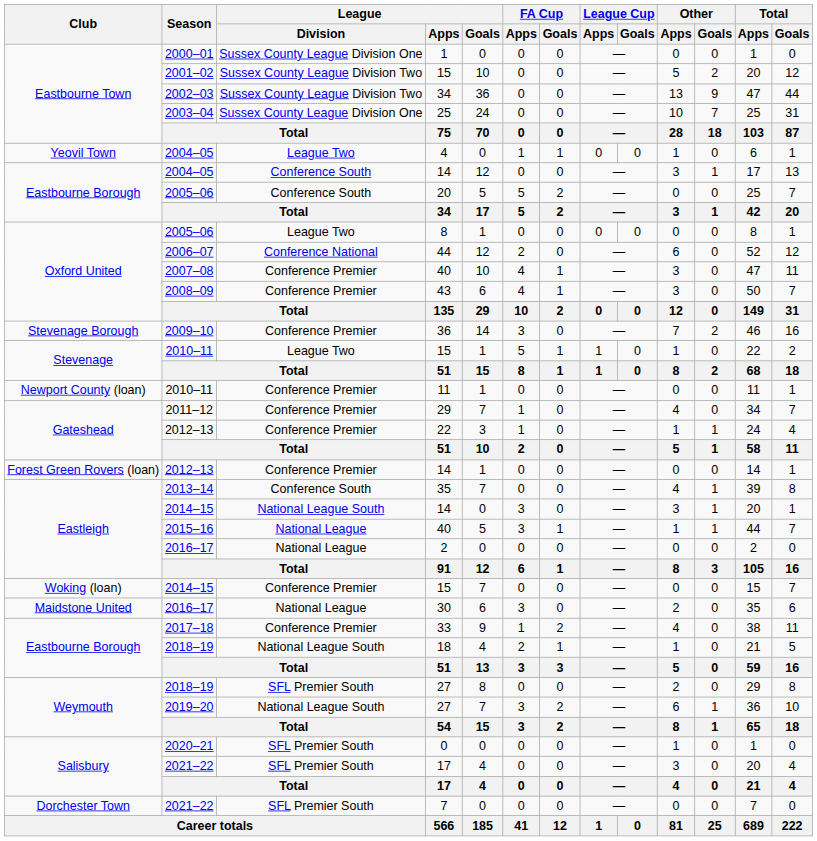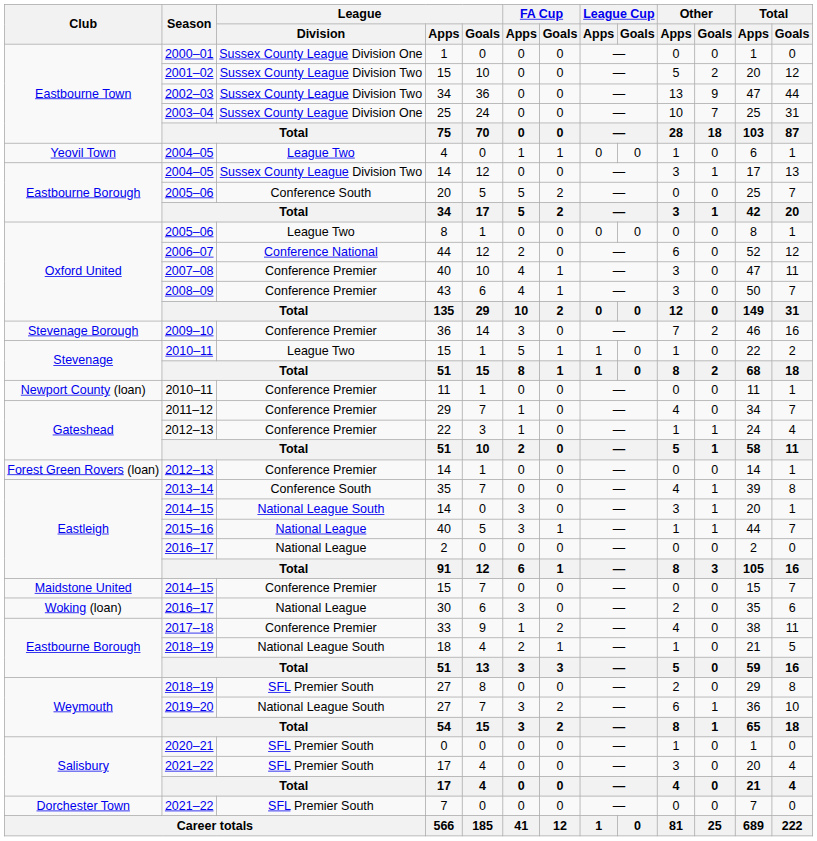(321, 172) Conference South -> (321, 172) Sussex County League Division Two
(83, 588) Woking (loan) -> (83, 588) Maidstone United
(83, 608) Maidstone United -> (83, 608) Woking (loan)
